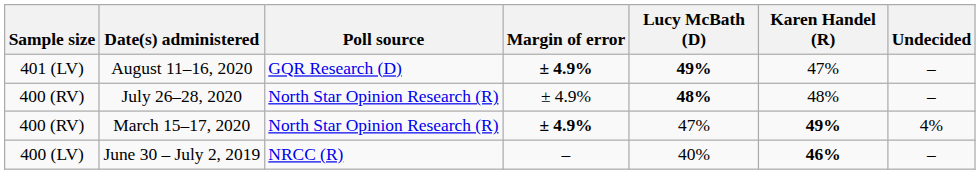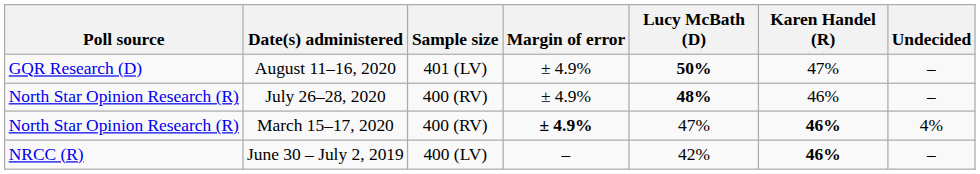columns swapped: (383, 39) <-> (52, 39)
(566, 68) bold -> (566, 68) normal
(694, 68) 49% -> (694, 68) 50%
(823, 97) 48% -> (823, 97) 46%
(823, 126) 49% -> (823, 126) 46%
(694, 154) 40% -> (694, 154) 42%
